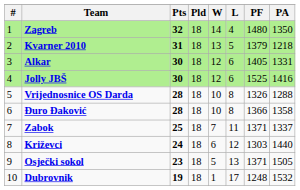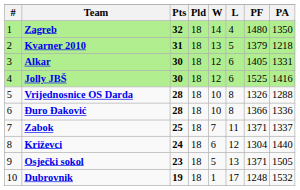(282, 111) 1358 -> (282, 111) 1336
(257, 144) 1303 -> (257, 144) 1304
